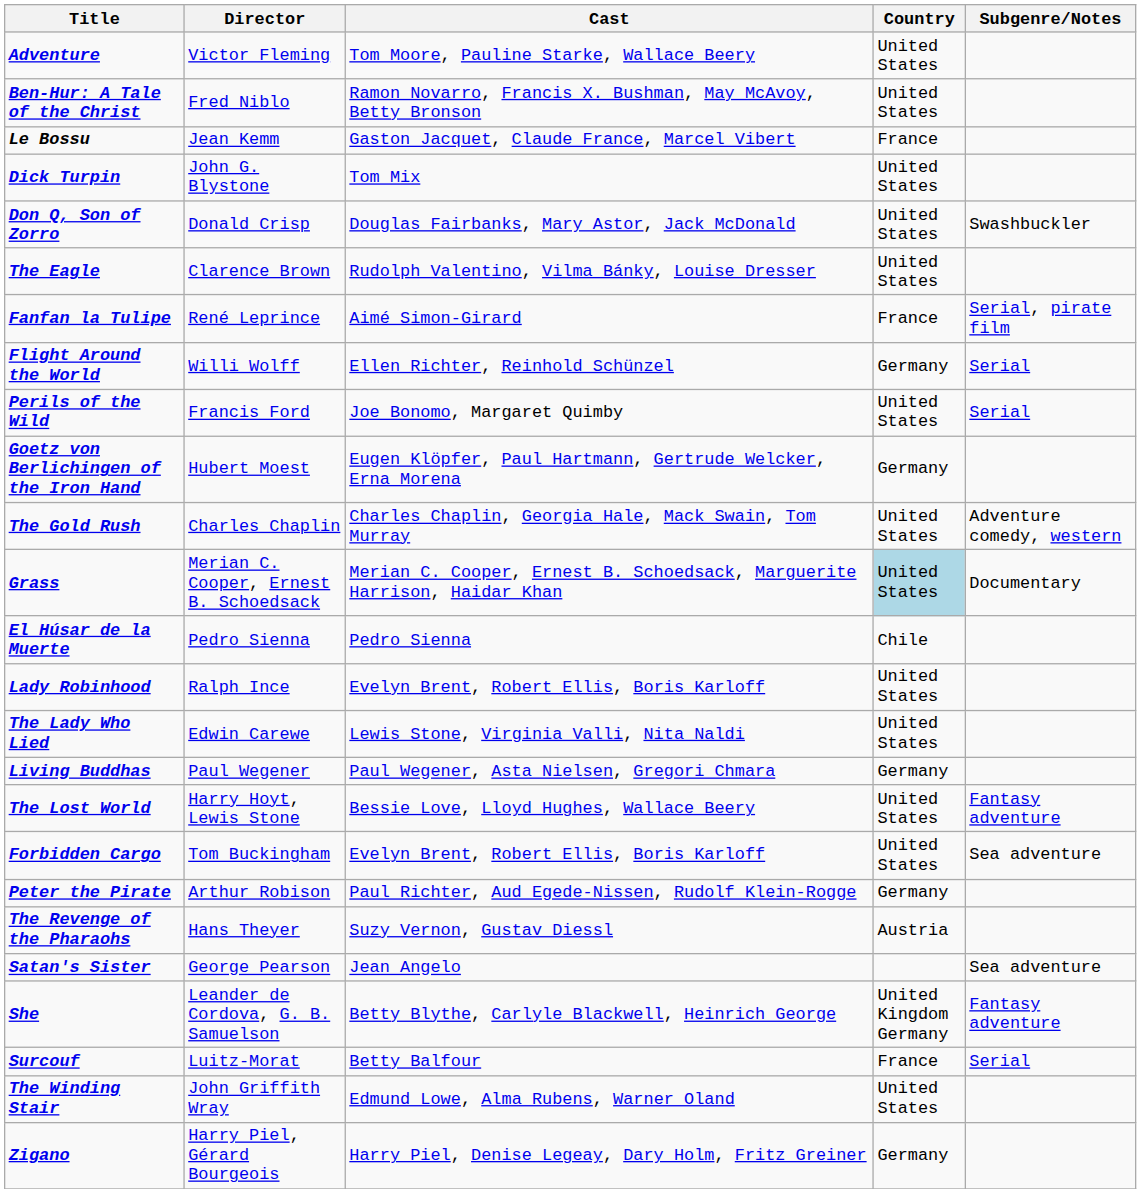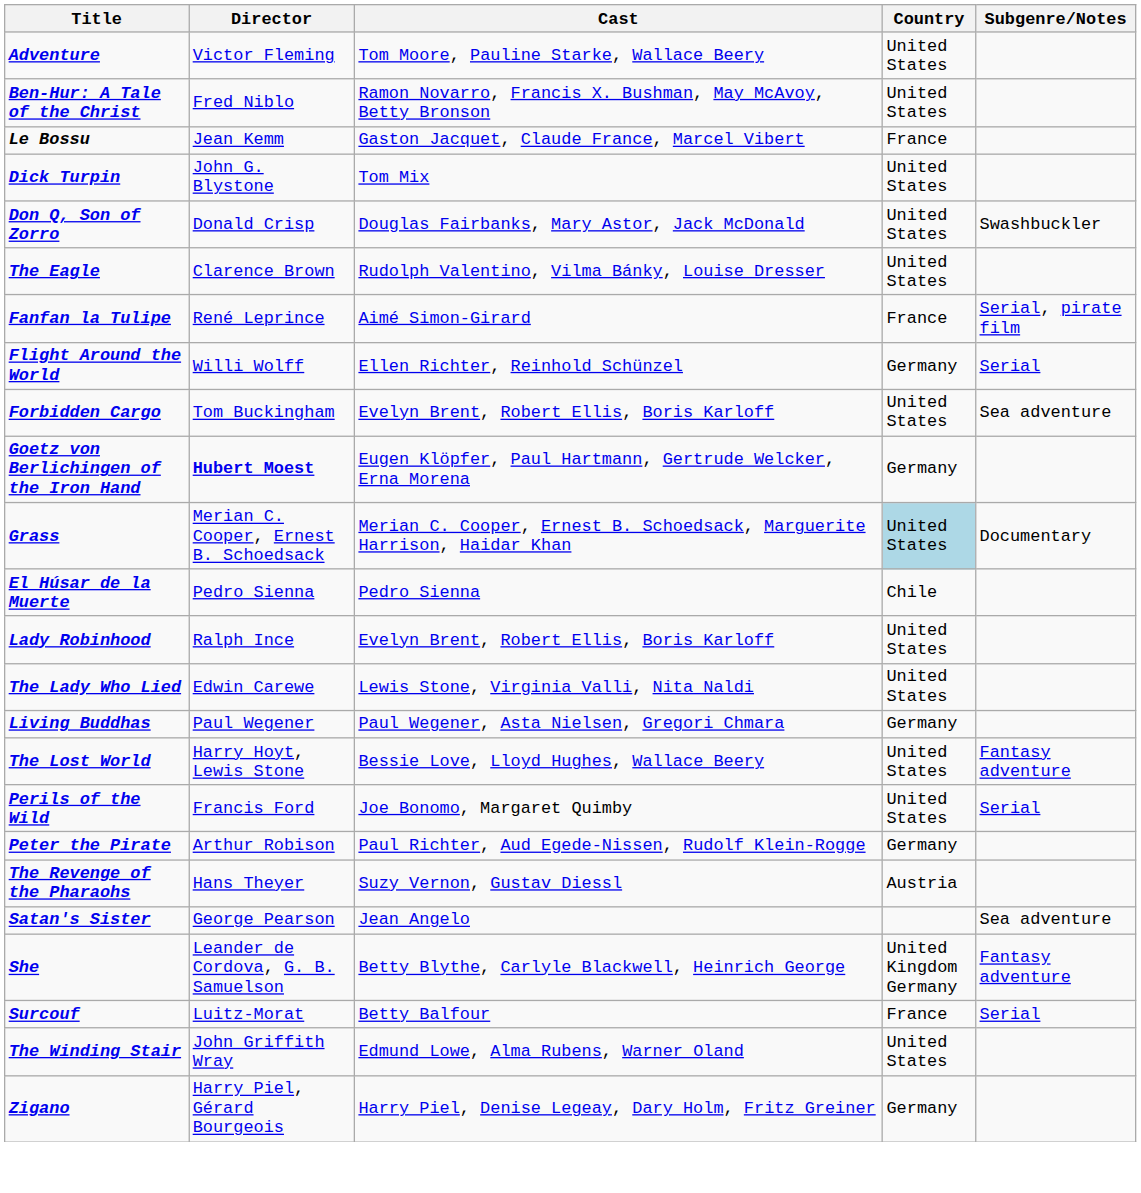rows swapped: (85, 855) <-> (75, 413)
(249, 469) normal -> (254, 469) bold
- row: (75, 526)
